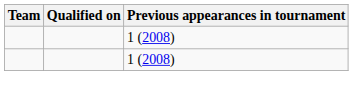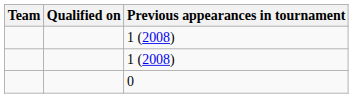+ row: (24, 82)
